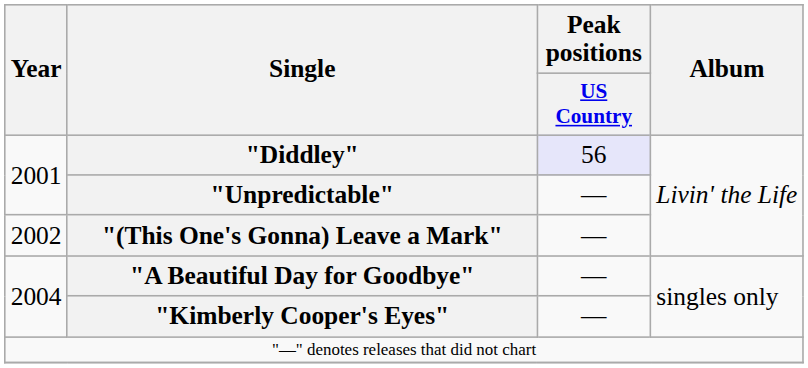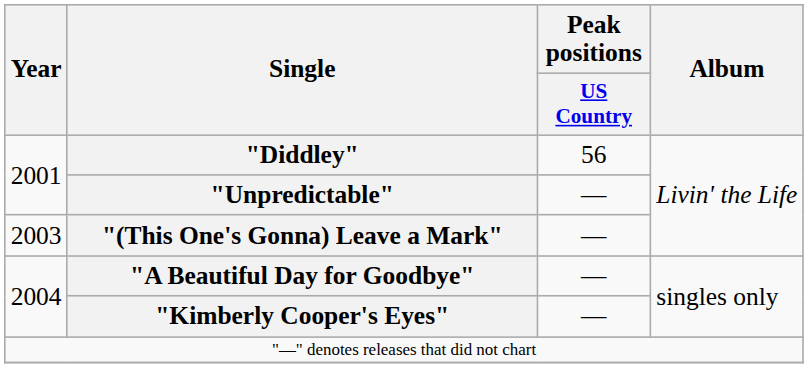(594, 154) lavender background -> (594, 154) no background
(36, 235) 2002 -> (36, 235) 2003
